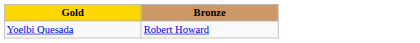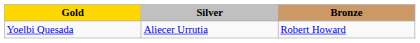+ column: (210, 12)
